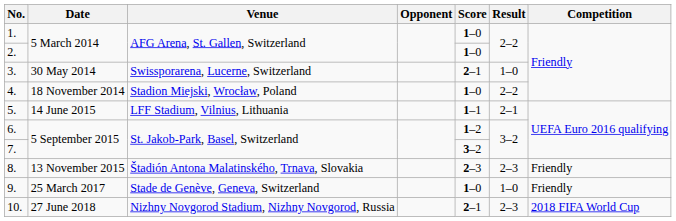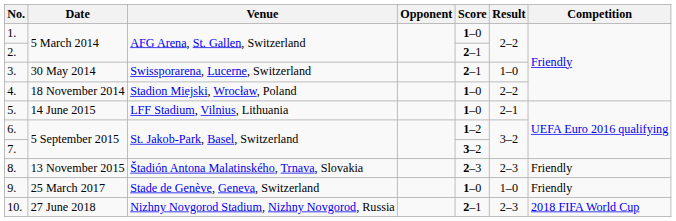(472, 52) 1–0 -> (472, 52) 2–1
(472, 110) 1–1 -> (472, 110) 1–0
